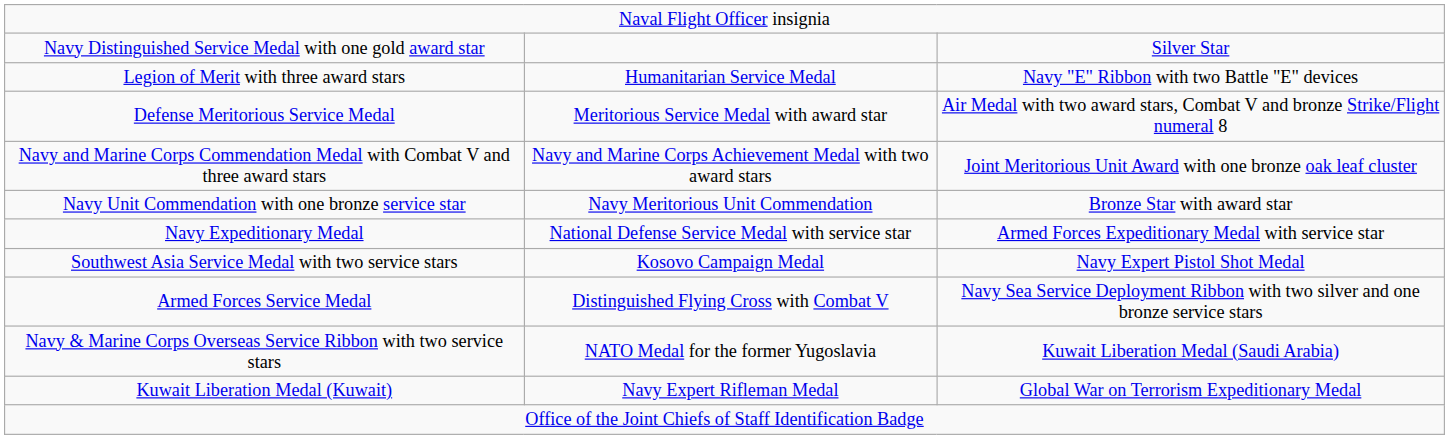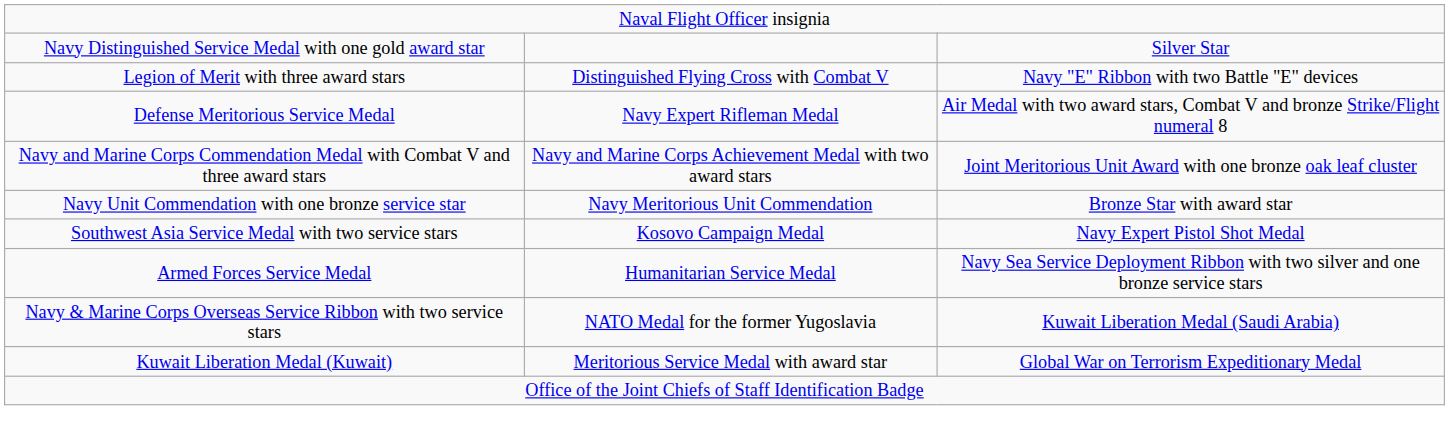(730, 76) Humanitarian Service Medal -> (730, 76) Distinguished Flying Cross with Combat V
(730, 116) Meritorious Service Medal with award star -> (730, 116) Navy Expert Rifleman Medal
- row: (264, 233)
(730, 301) Distinguished Flying Cross with Combat V -> (730, 272) Humanitarian Service Medal
(730, 390) Navy Expert Rifleman Medal -> (730, 361) Meritorious Service Medal with award star
